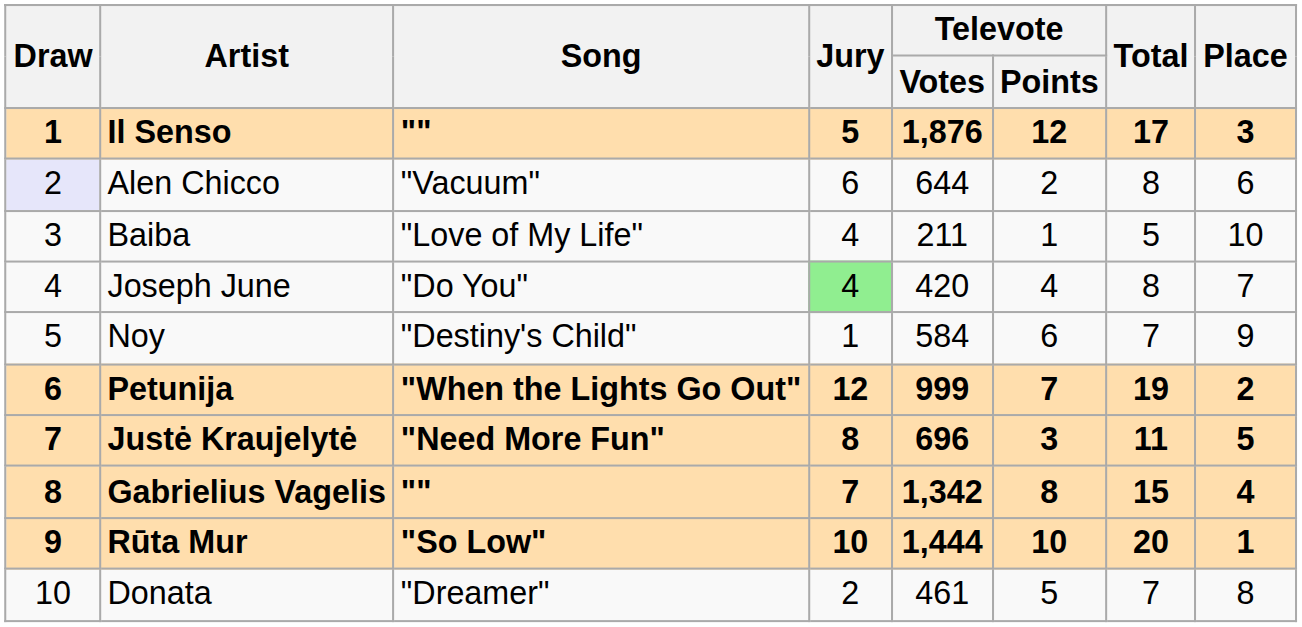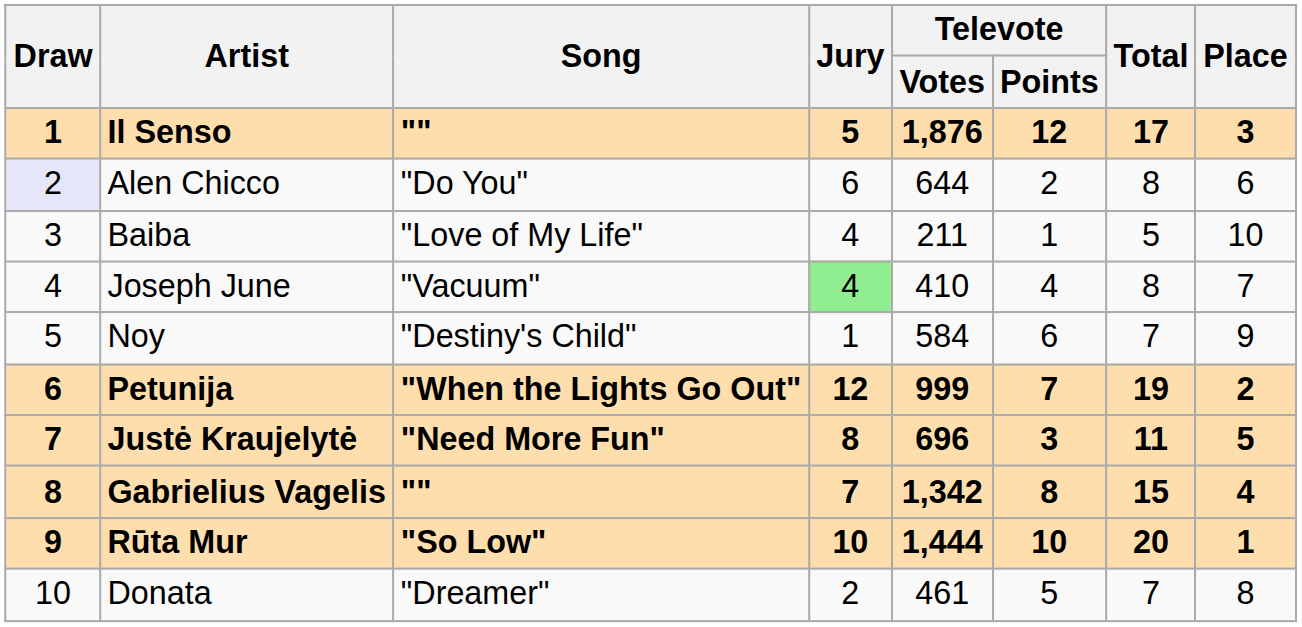(470, 183) "Vacuum" -> (464, 183) "Do You"
(464, 286) "Do You" -> (470, 286) "Vacuum"
(942, 286) 420 -> (942, 286) 410
